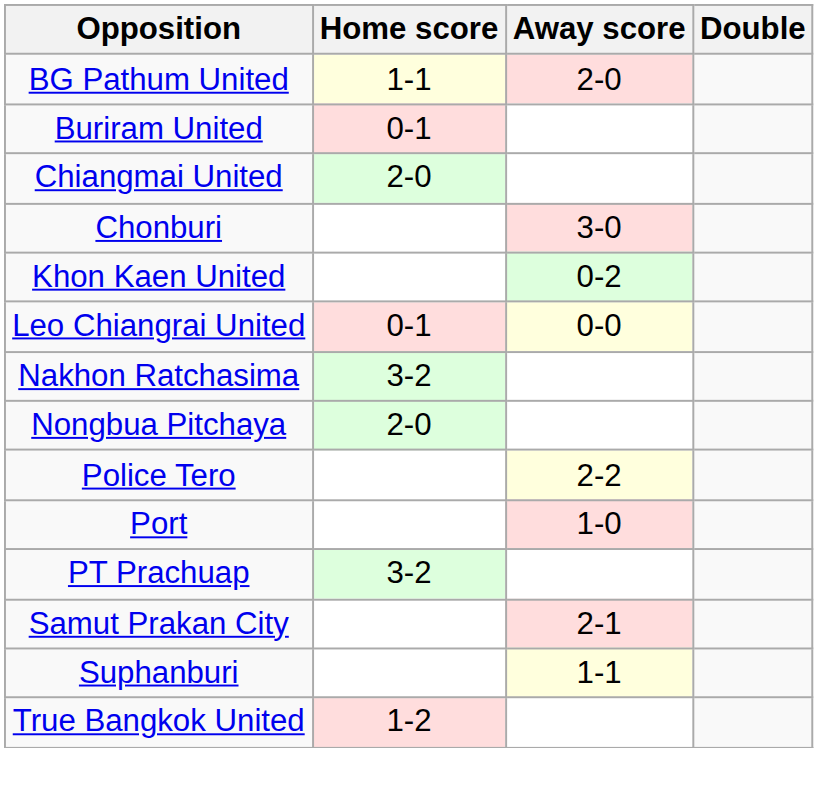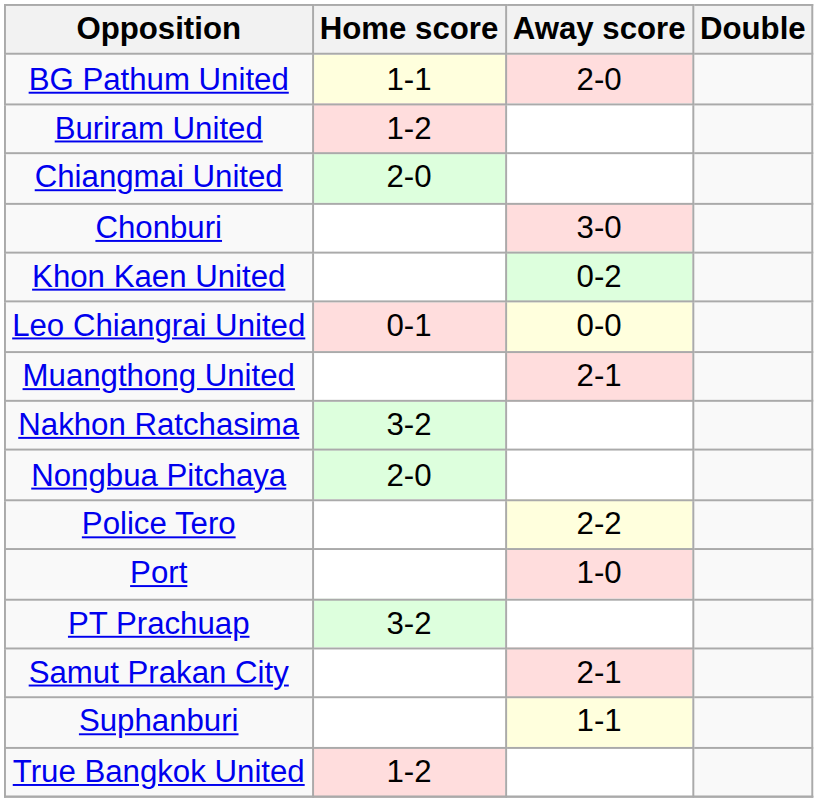(409, 128) 0-1 -> (409, 128) 1-2
+ row: (159, 375)
